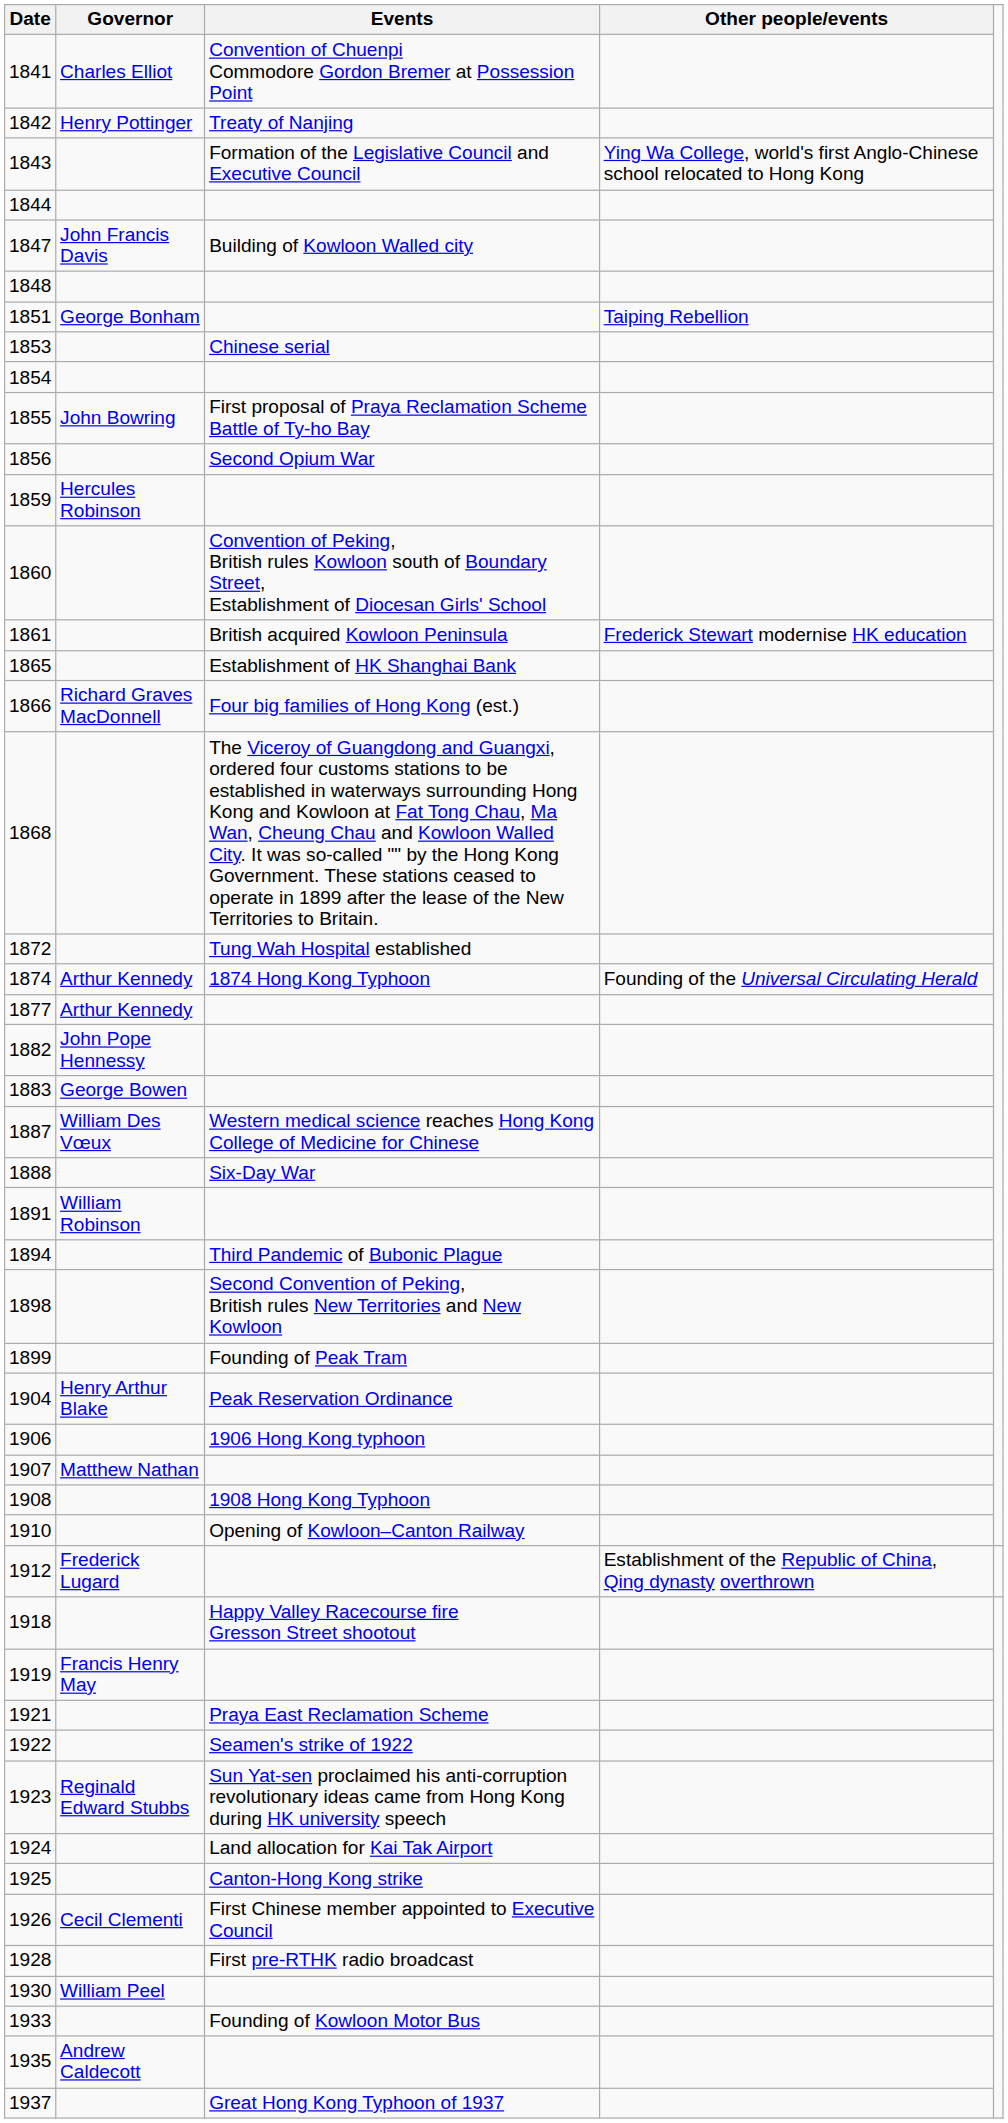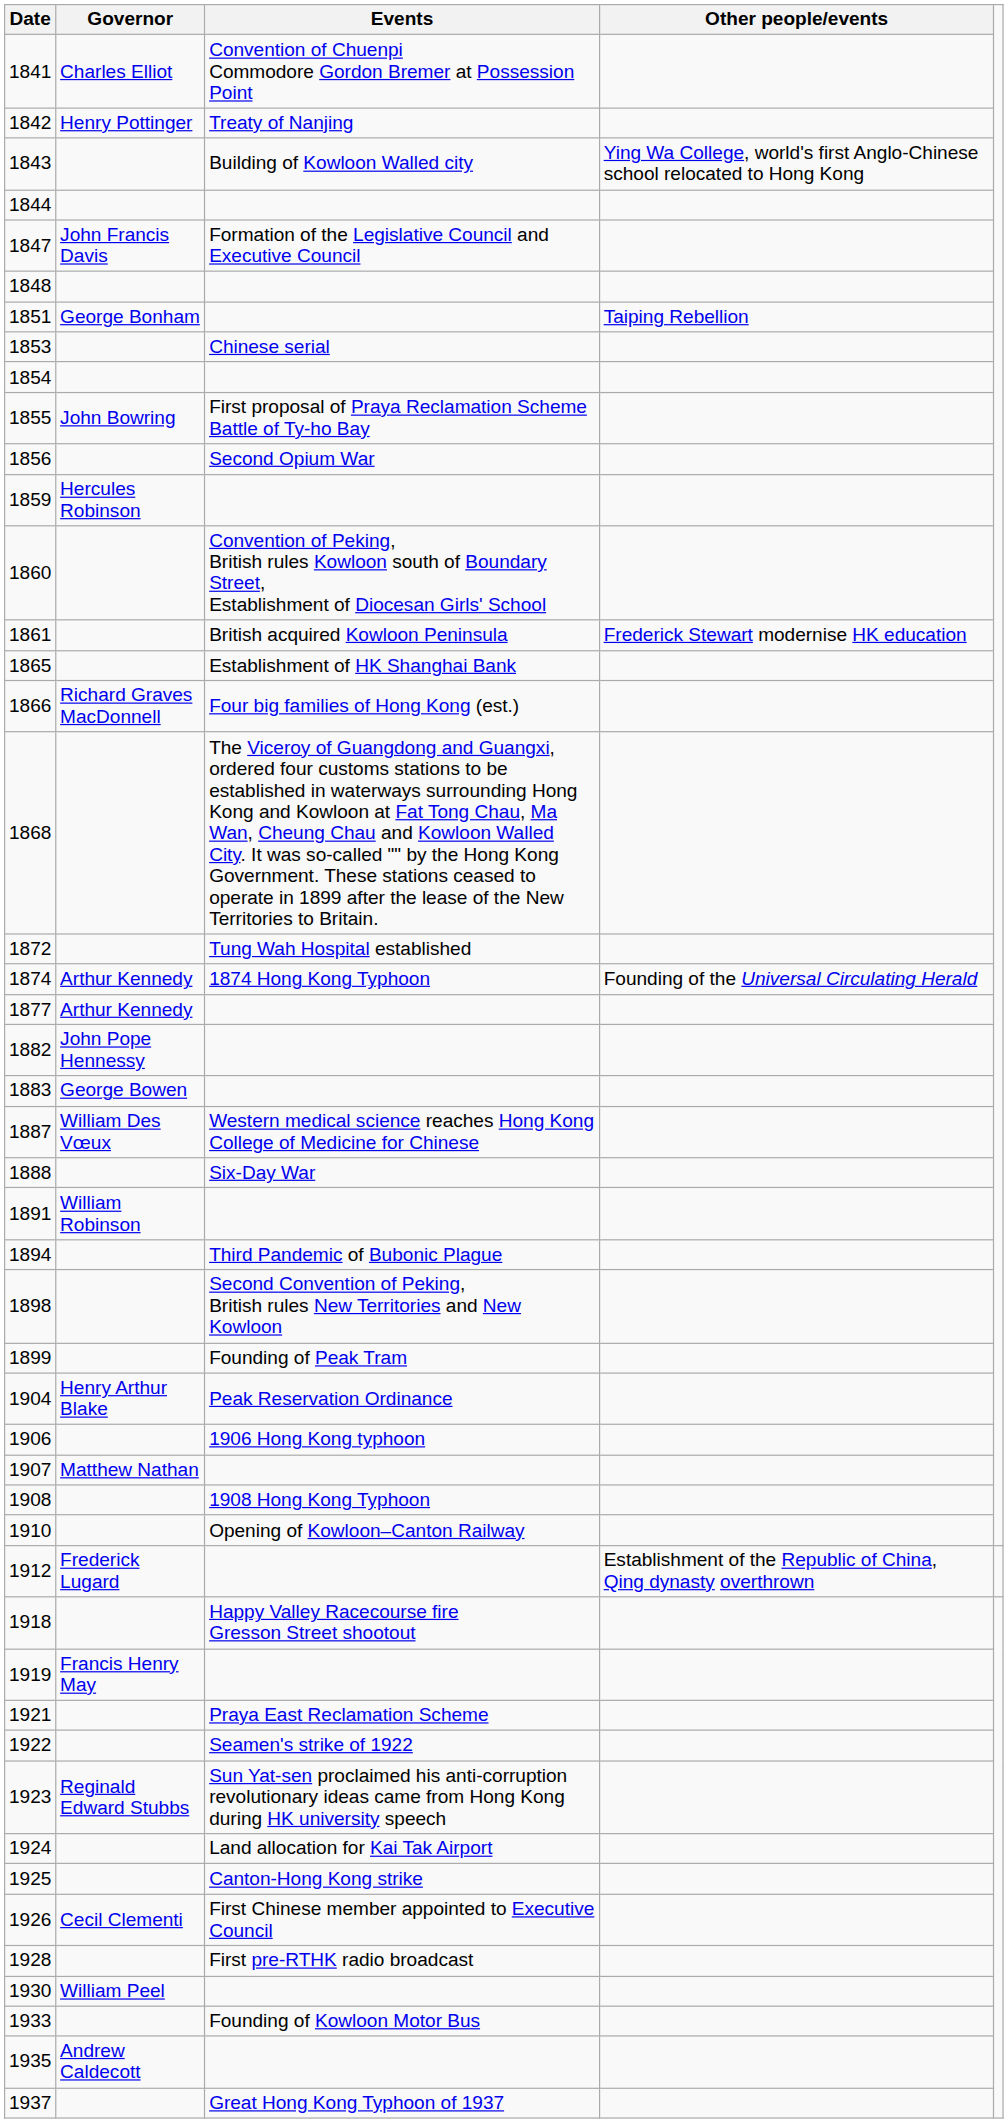(379, 163) Formation of the Legislative Council and Executive Council -> (341, 163) Building of Kowloon Walled city
(341, 245) Building of Kowloon Walled city -> (379, 245) Formation of the Legislative Council and Executive Council
